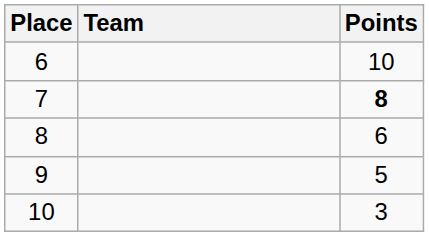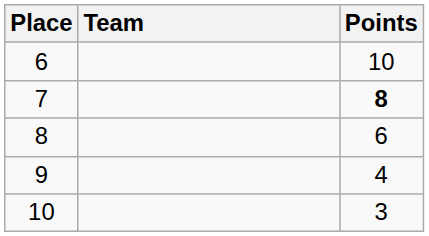(381, 174) 5 -> (381, 174) 4
